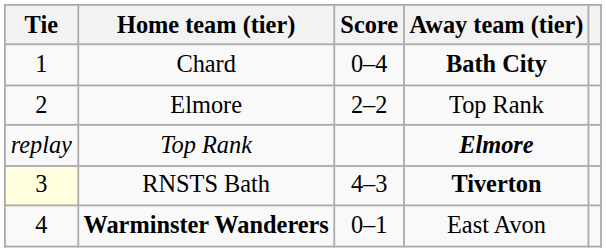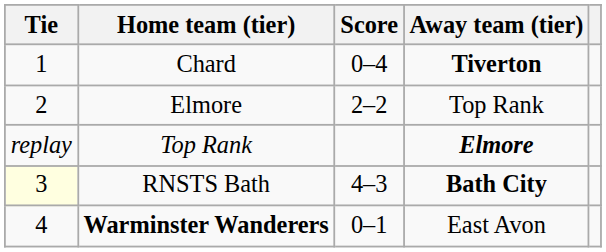(496, 64) Bath City -> (496, 64) Tiverton
(496, 184) Tiverton -> (496, 184) Bath City
